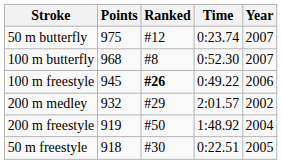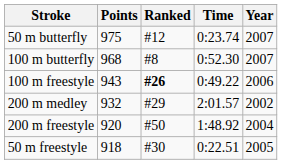(111, 81) 945 -> (111, 81) 943
(111, 125) 919 -> (111, 125) 920
